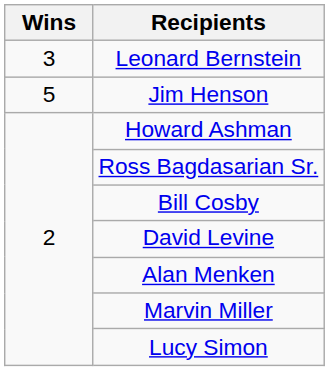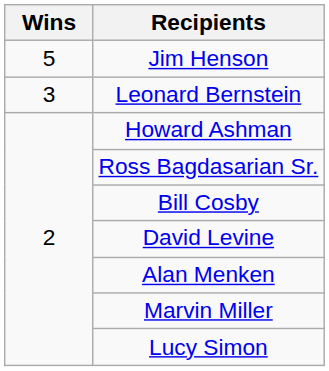rows swapped: (208, 94) <-> (208, 58)
